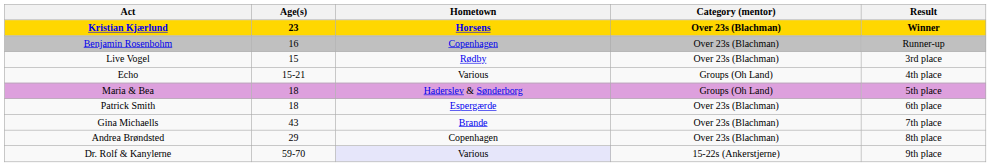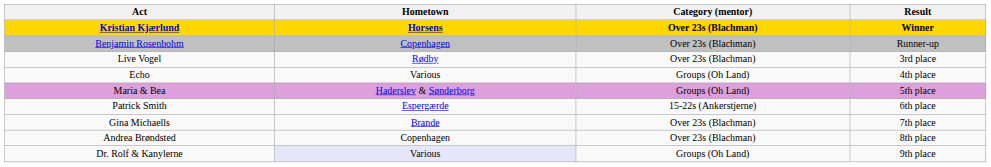- column: (294, 12)
(736, 106) Over 23s (Blachman) -> (713, 106) 15-22s (Ankerstjerne)
(736, 153) 15-22s (Ankerstjerne) -> (713, 153) Groups (Oh Land)
